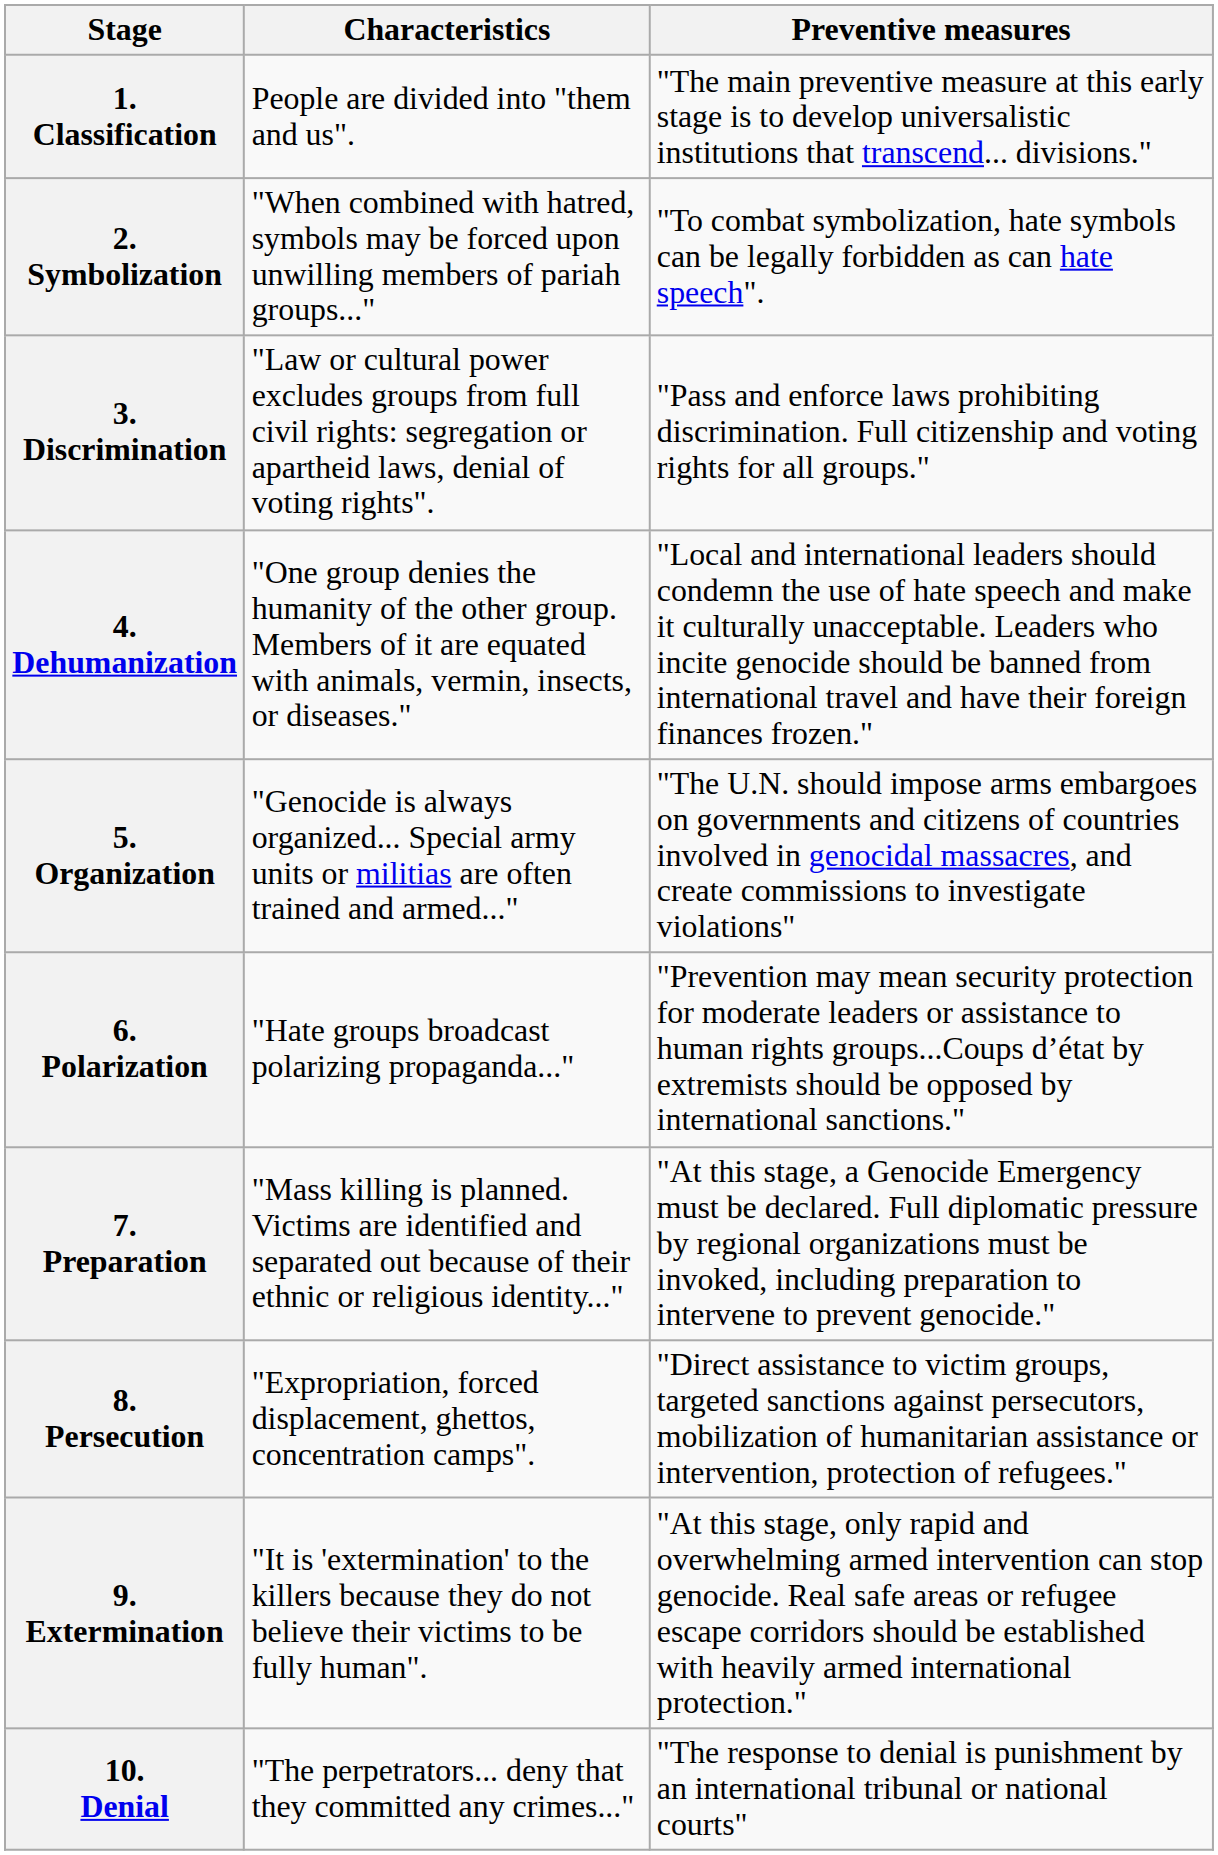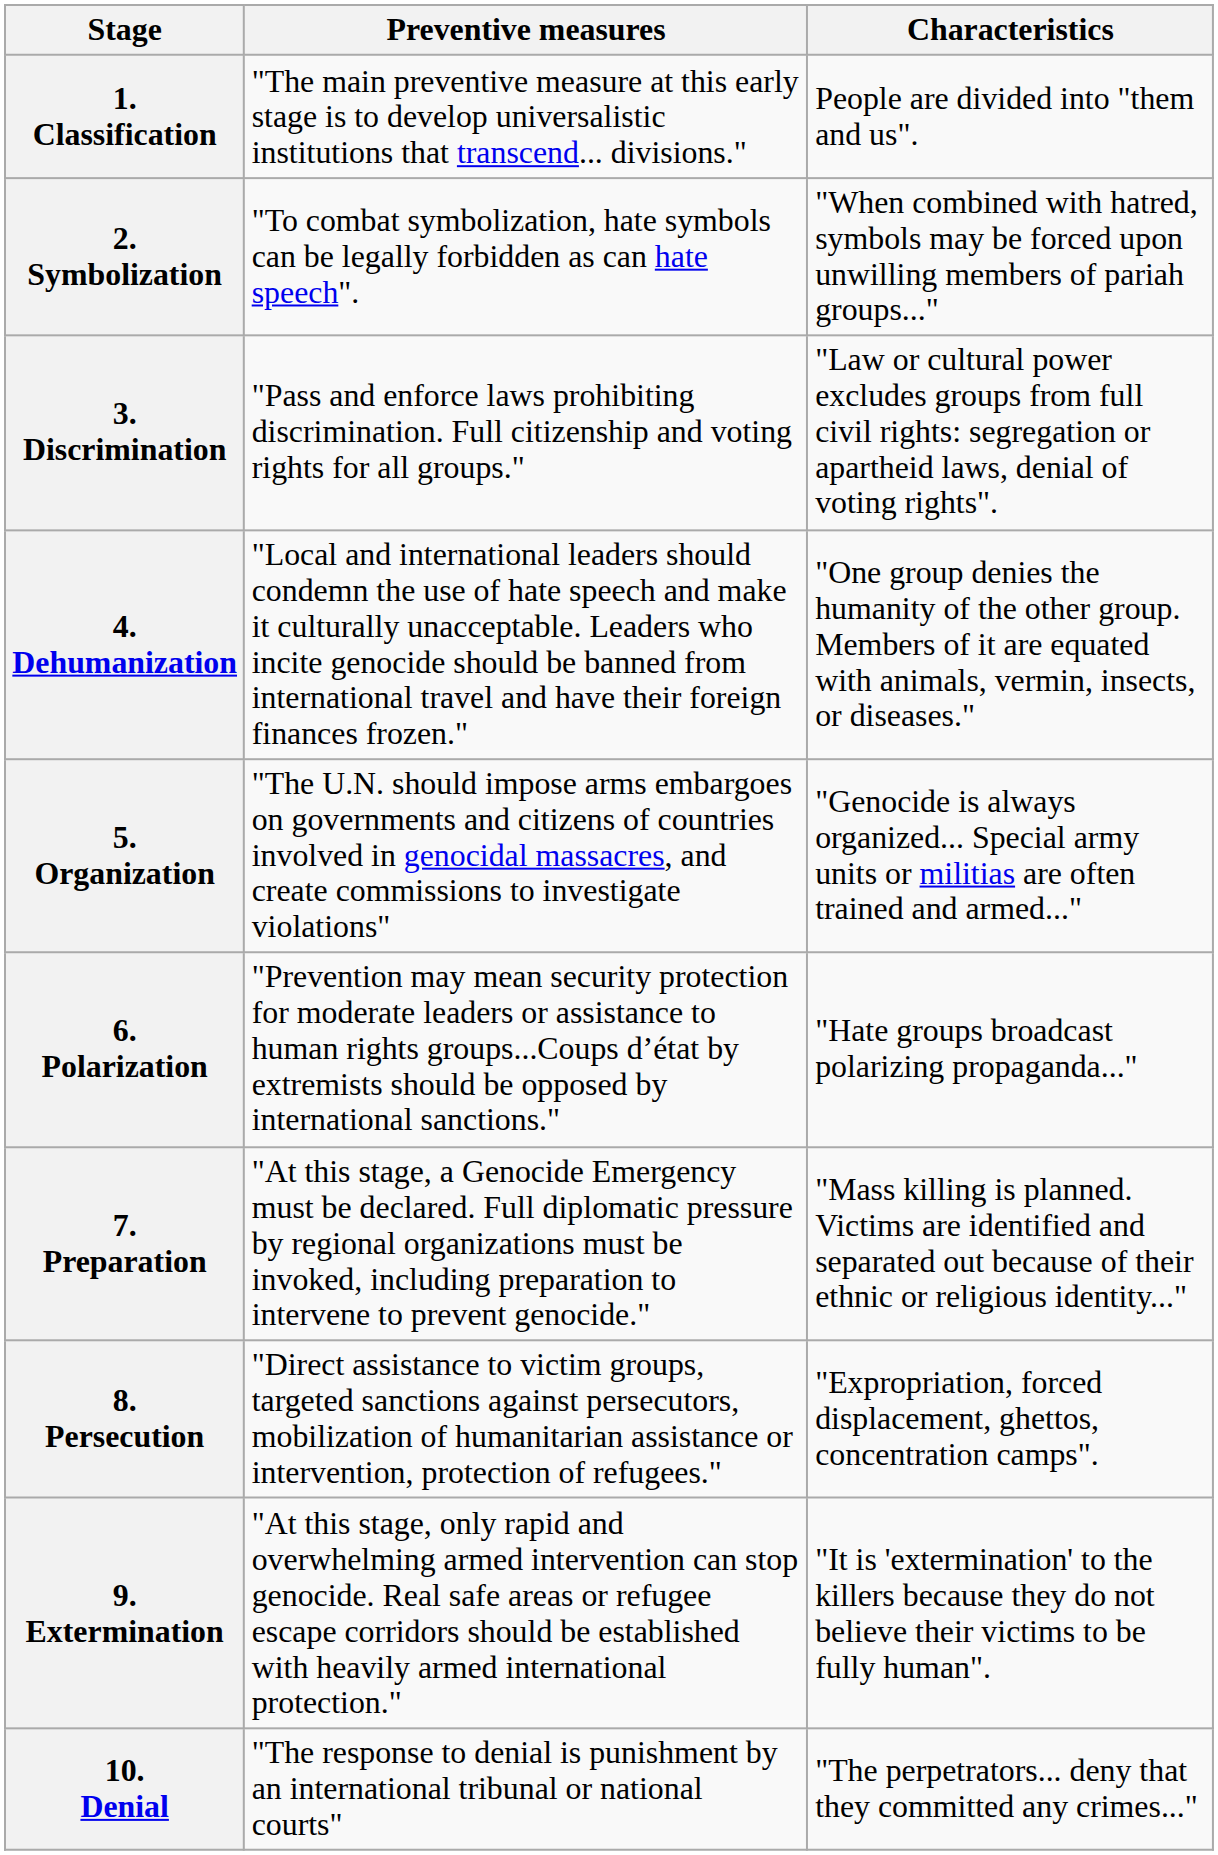columns swapped: (447, 29) <-> (931, 29)
